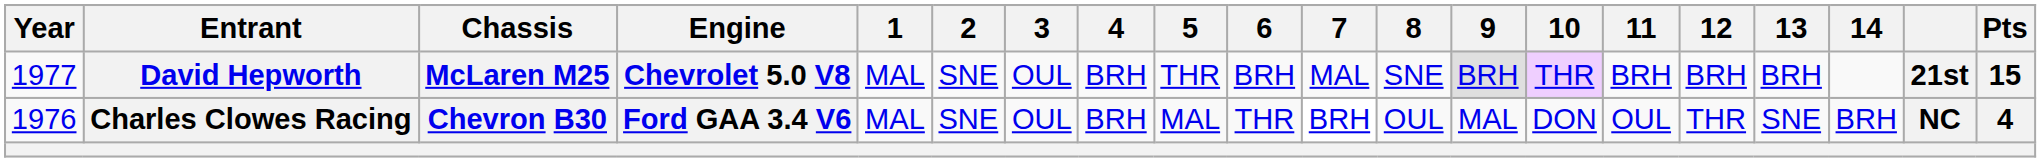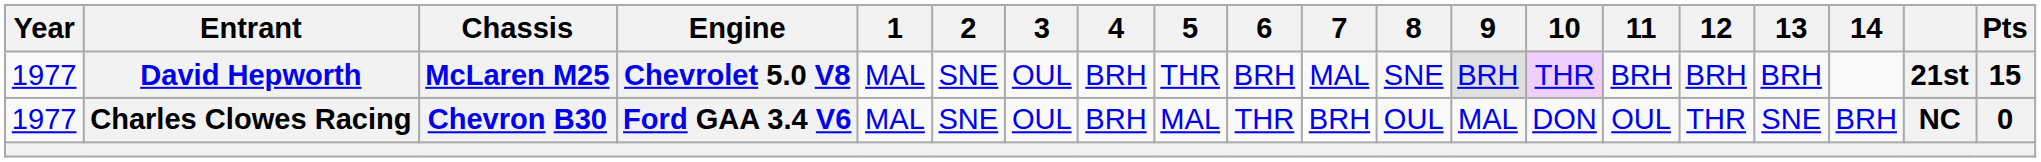(44, 120) 1976 -> (44, 120) 1977
(2005, 120) 4 -> (2005, 120) 0
